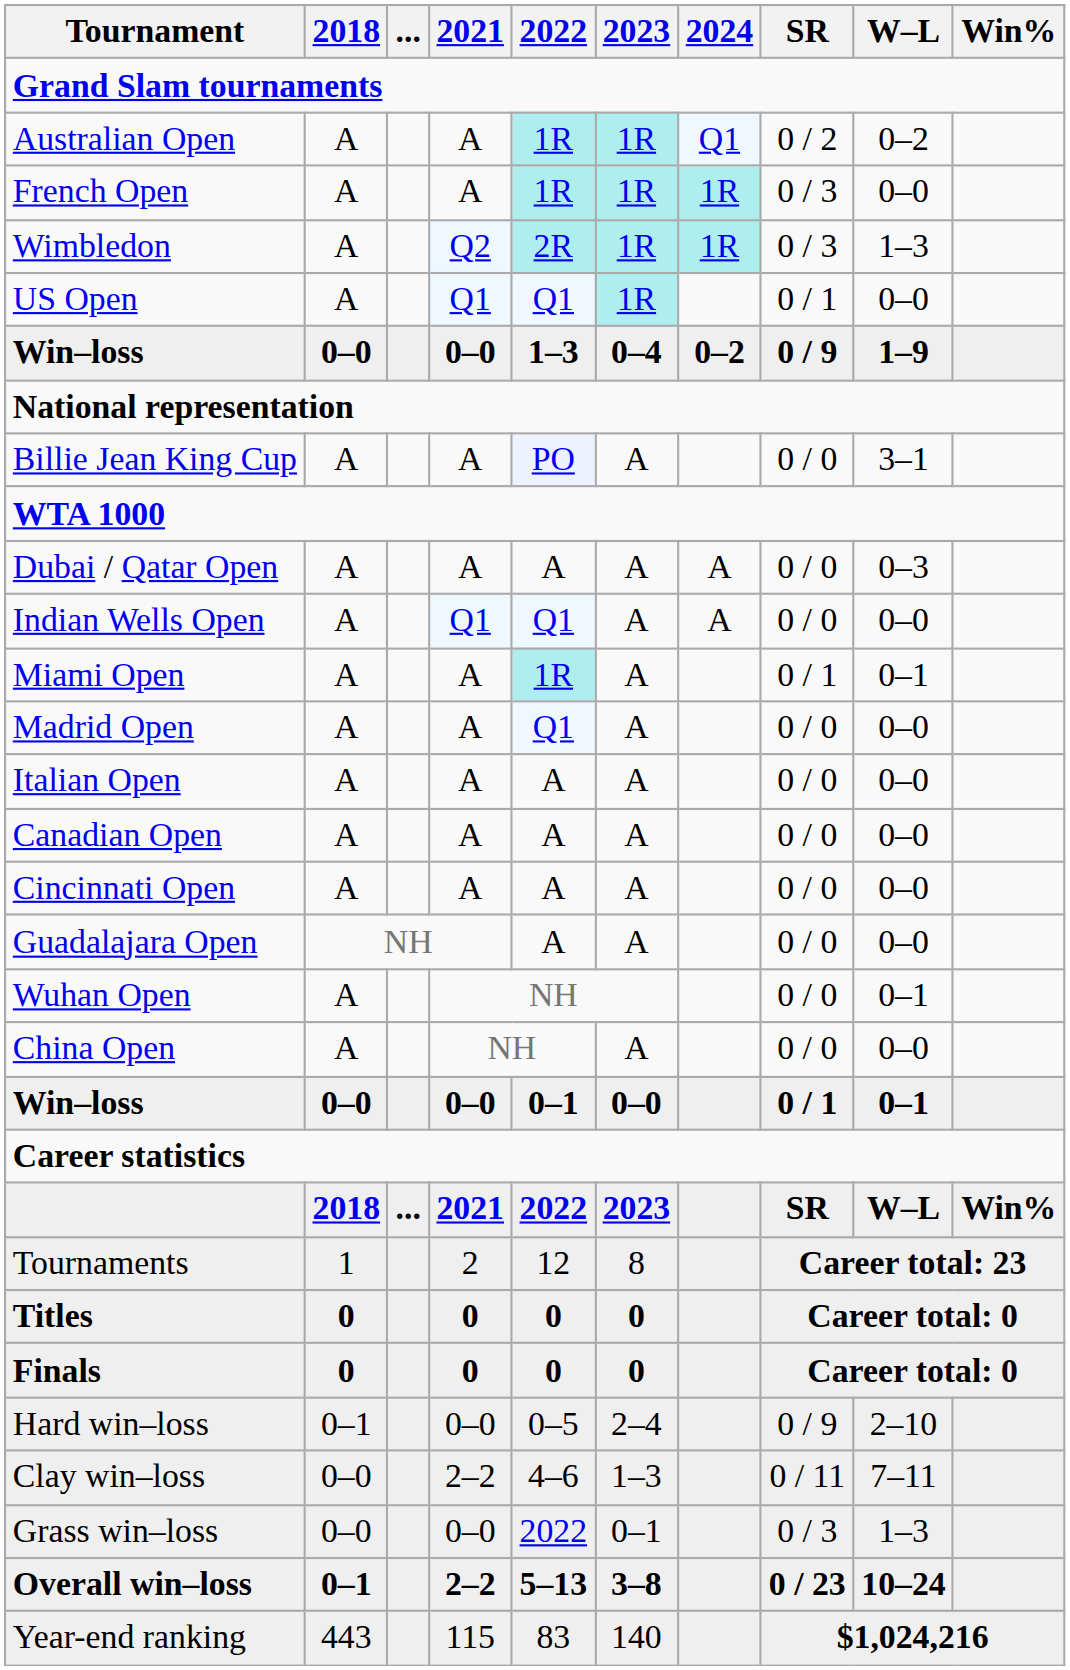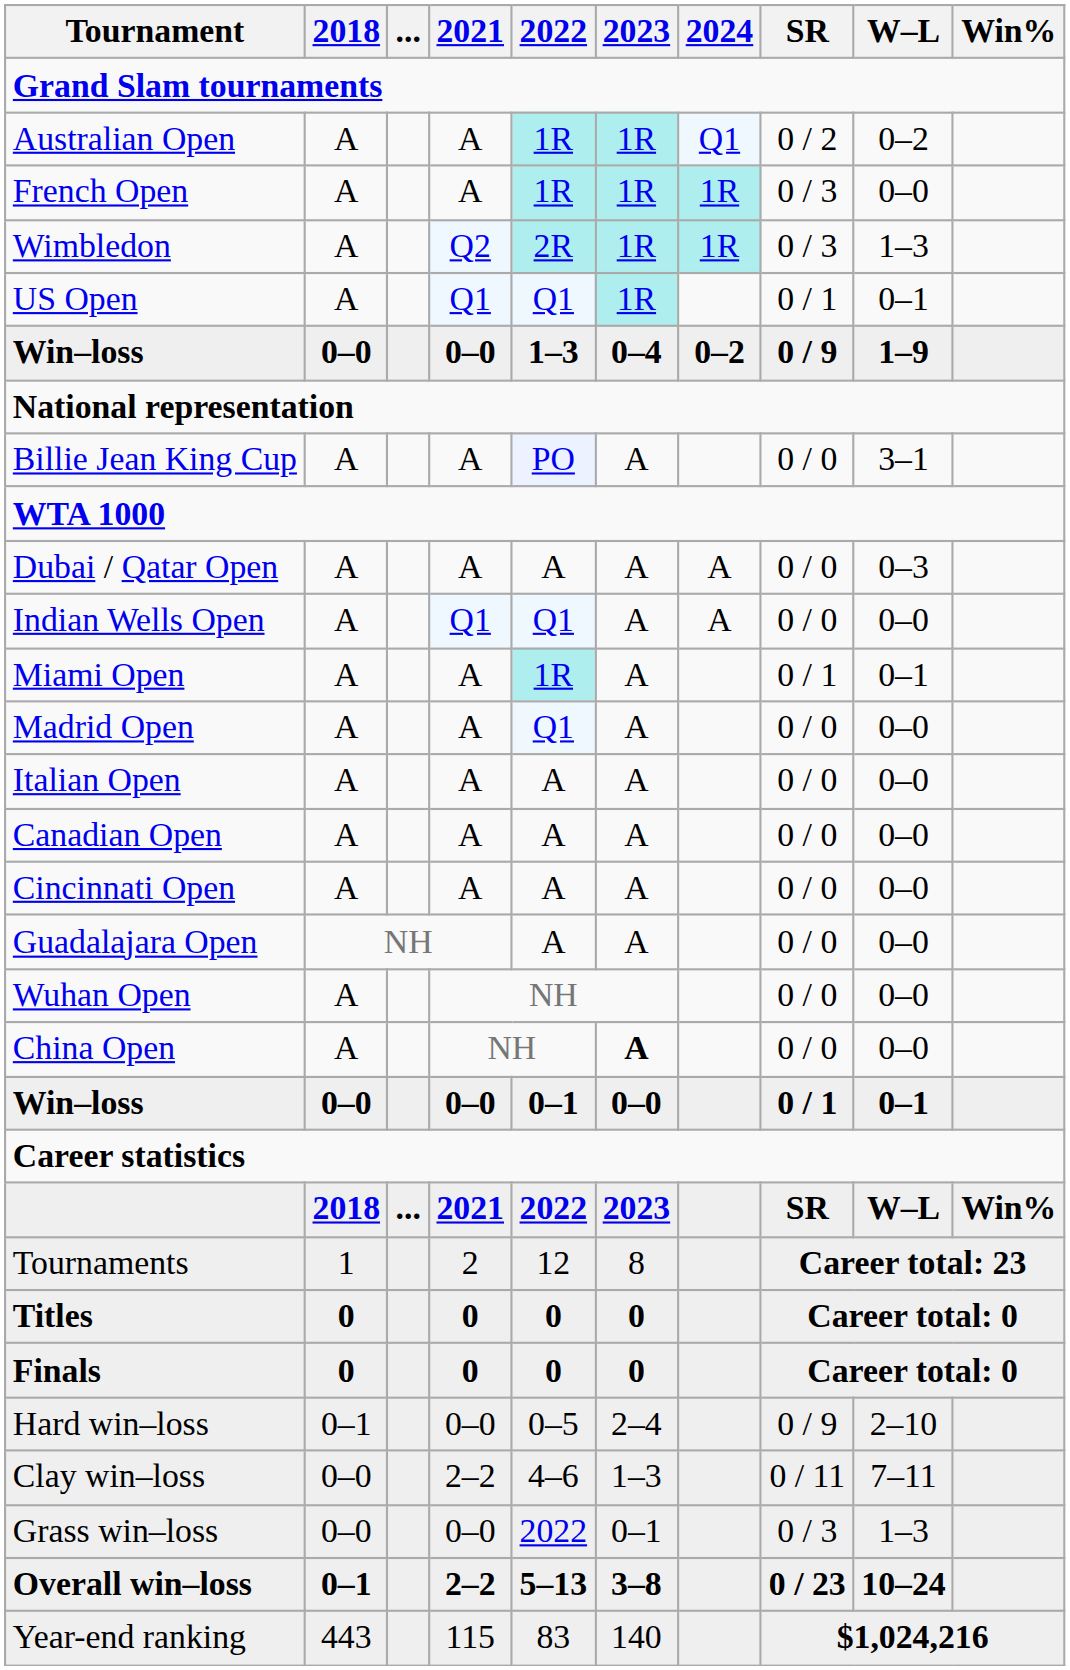(903, 298) 0–0 -> (903, 298) 0–1
(903, 995) 0–1 -> (903, 995) 0–0
(636, 1048) normal -> (636, 1048) bold
